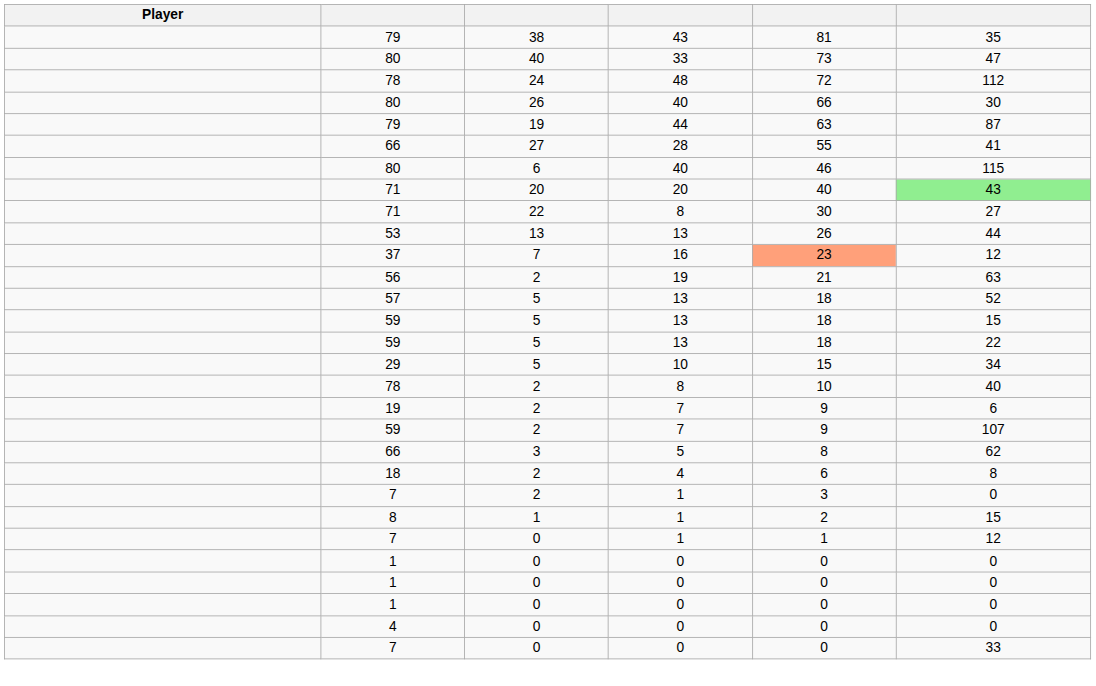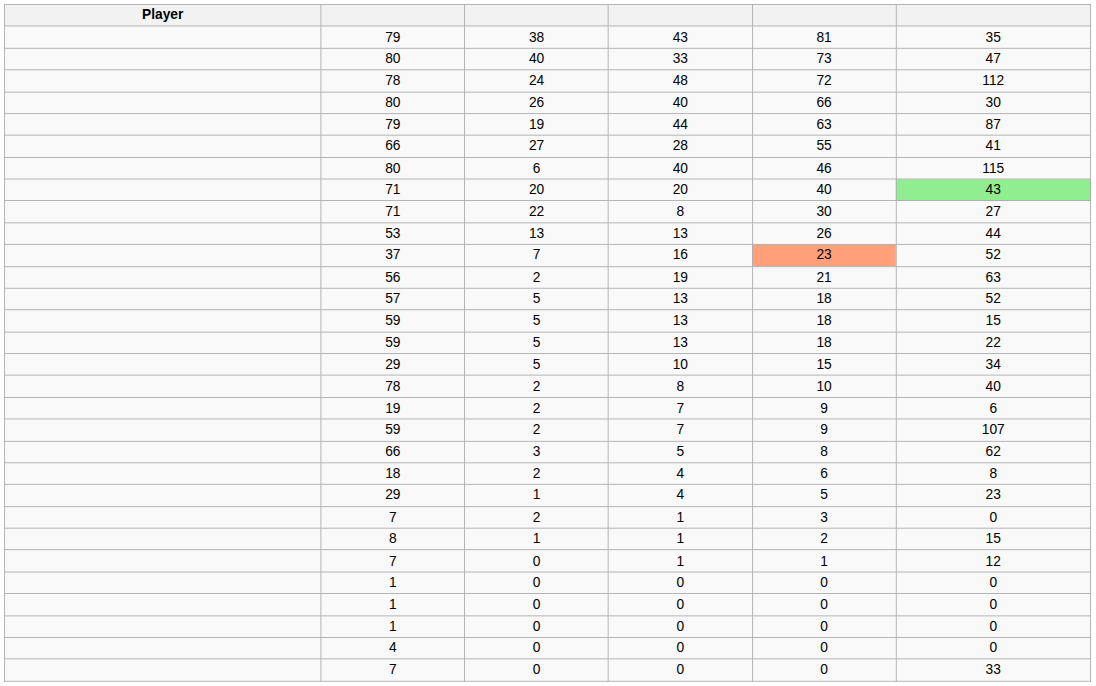(993, 255) 12 -> (993, 255) 52
+ row: (393, 495)
